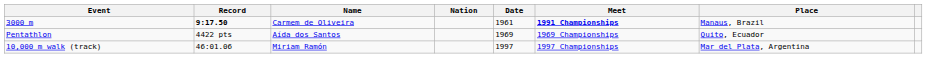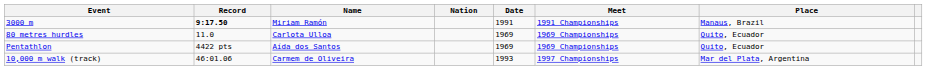(313, 23) Carmem de Oliveira -> (300, 23) Miriam Ramón
(504, 23) 1961 -> (504, 23) 1991
(578, 23) bold -> (578, 23) normal
+ row: (45, 35)
(300, 47) Miriam Ramón -> (313, 59) Carmem de Oliveira
(504, 47) 1997 -> (504, 59) 1993
